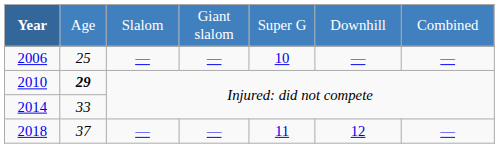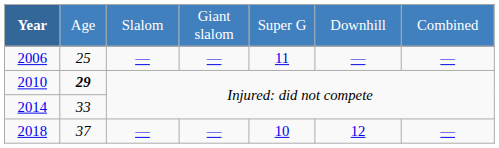(282, 58) 10 -> (282, 58) 11
(282, 131) 11 -> (282, 131) 10
